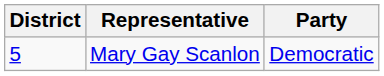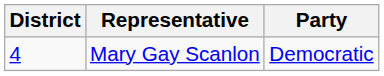(15, 53) 5 -> (15, 53) 4
